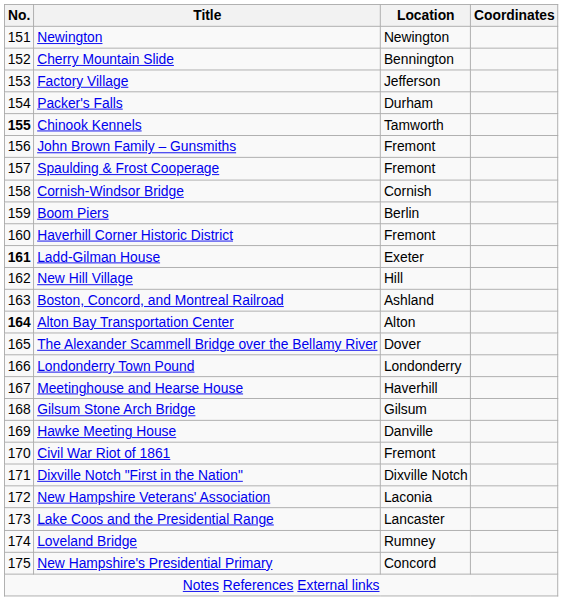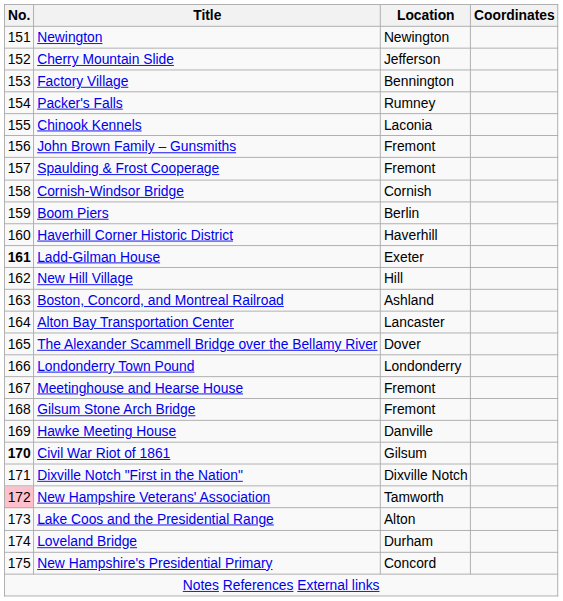(419, 59) Bennington -> (412, 59) Jefferson
(412, 81) Jefferson -> (419, 81) Bennington
(408, 103) Durham -> (410, 103) Rumney
(19, 125) bold -> (19, 125) normal
(414, 125) Tamworth -> (408, 125) Laconia
(410, 235) Fremont -> (411, 235) Haverhill
(19, 322) bold -> (19, 322) normal
(400, 322) Alton -> (414, 322) Lancaster
(411, 388) Haverhill -> (410, 388) Fremont
(405, 410) Gilsum -> (410, 410) Fremont
(19, 454) normal -> (19, 454) bold
(410, 454) Fremont -> (405, 454) Gilsum
(19, 497) no background -> (19, 497) pink background
(408, 497) Laconia -> (414, 497) Tamworth
(414, 519) Lancaster -> (400, 519) Alton
(410, 541) Rumney -> (408, 541) Durham
